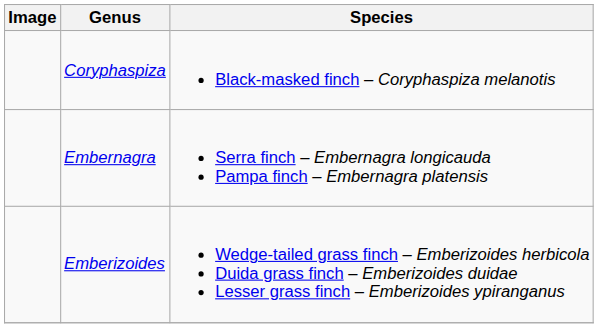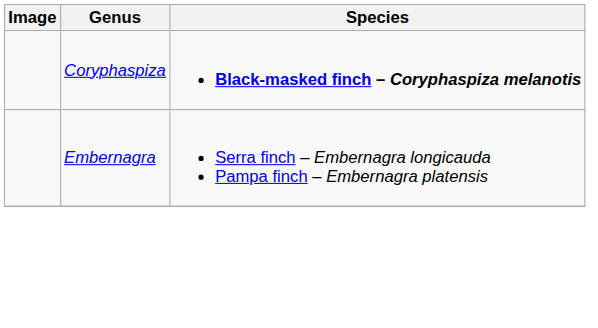(381, 79) normal -> (377, 79) bold
- row: (115, 264)
